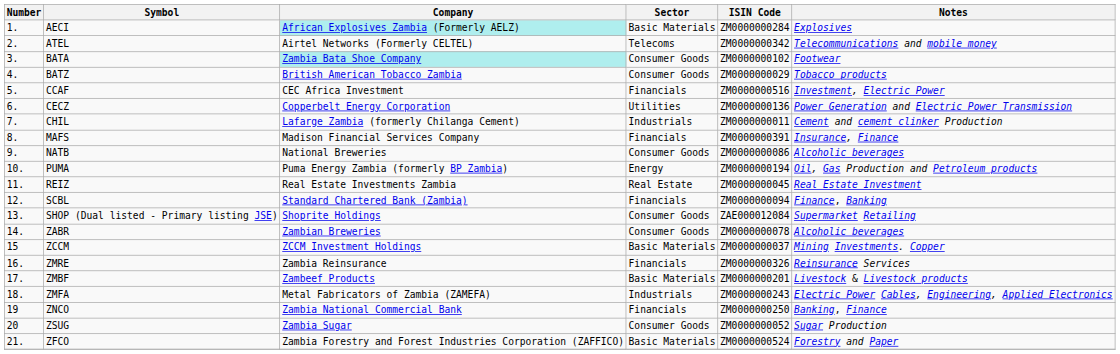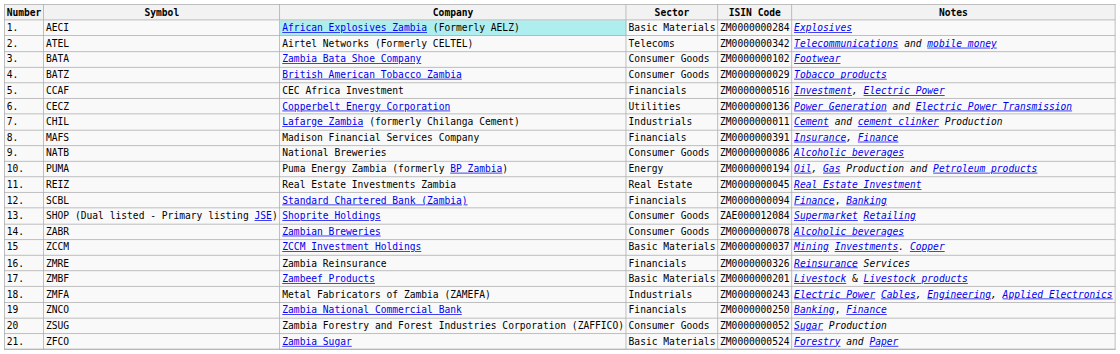(352, 59) paleturquoise background -> (352, 59) no background
(317, 326) Zambia Sugar -> (453, 326) Zambia Forestry and Forest Industries Corporation (ZAFFICO)
(453, 341) Zambia Forestry and Forest Industries Corporation (ZAFFICO) -> (317, 341) Zambia Sugar
